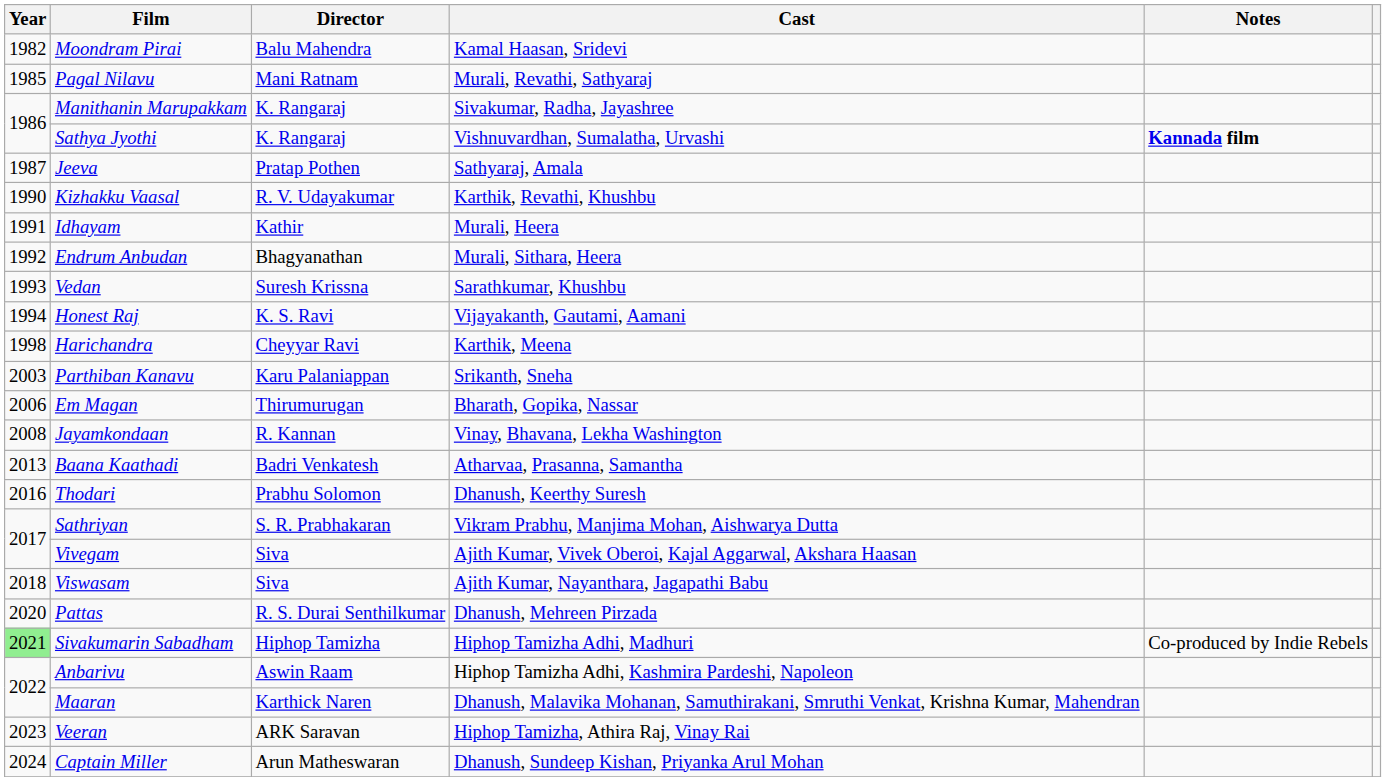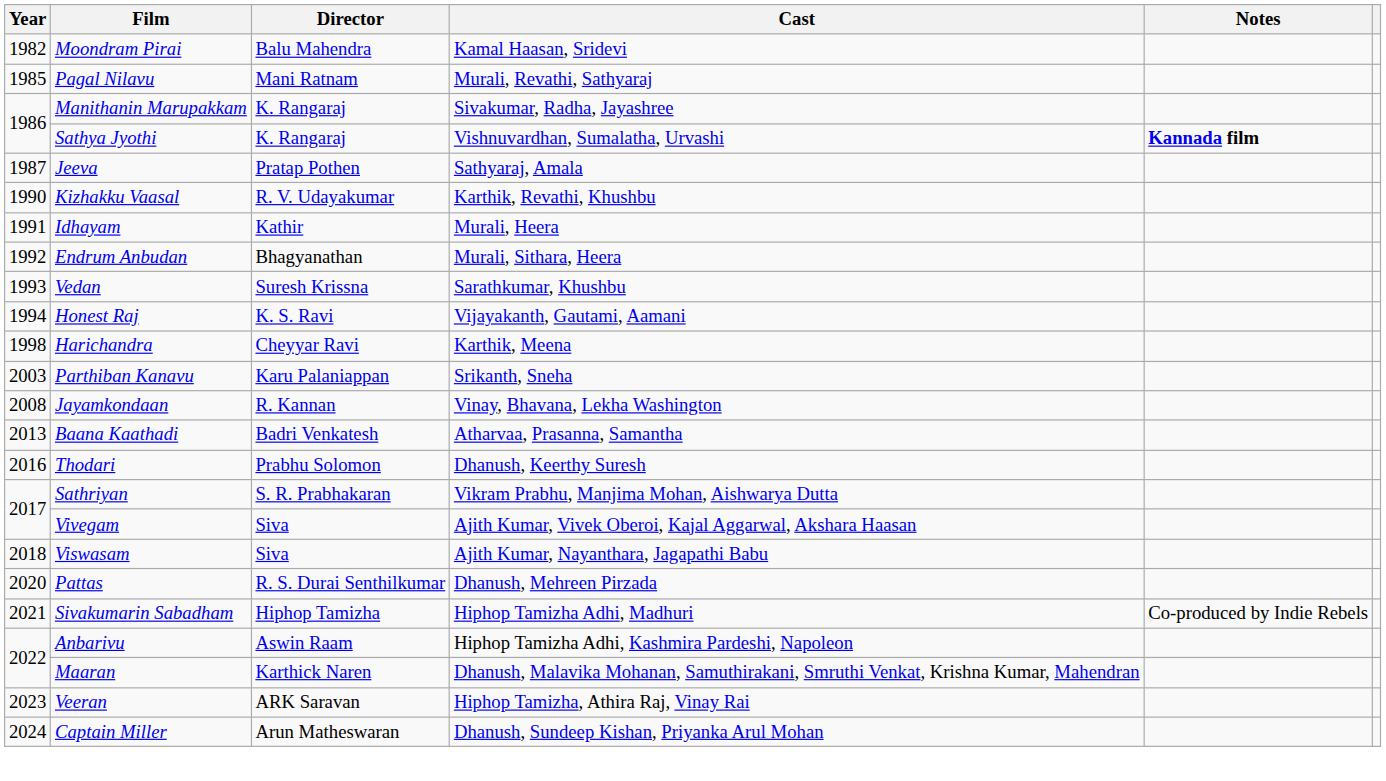- row: (96, 405)
(28, 642) lightgreen background -> (28, 613) no background
